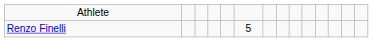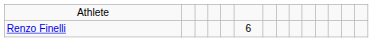(248, 28) 5 -> (248, 28) 6
